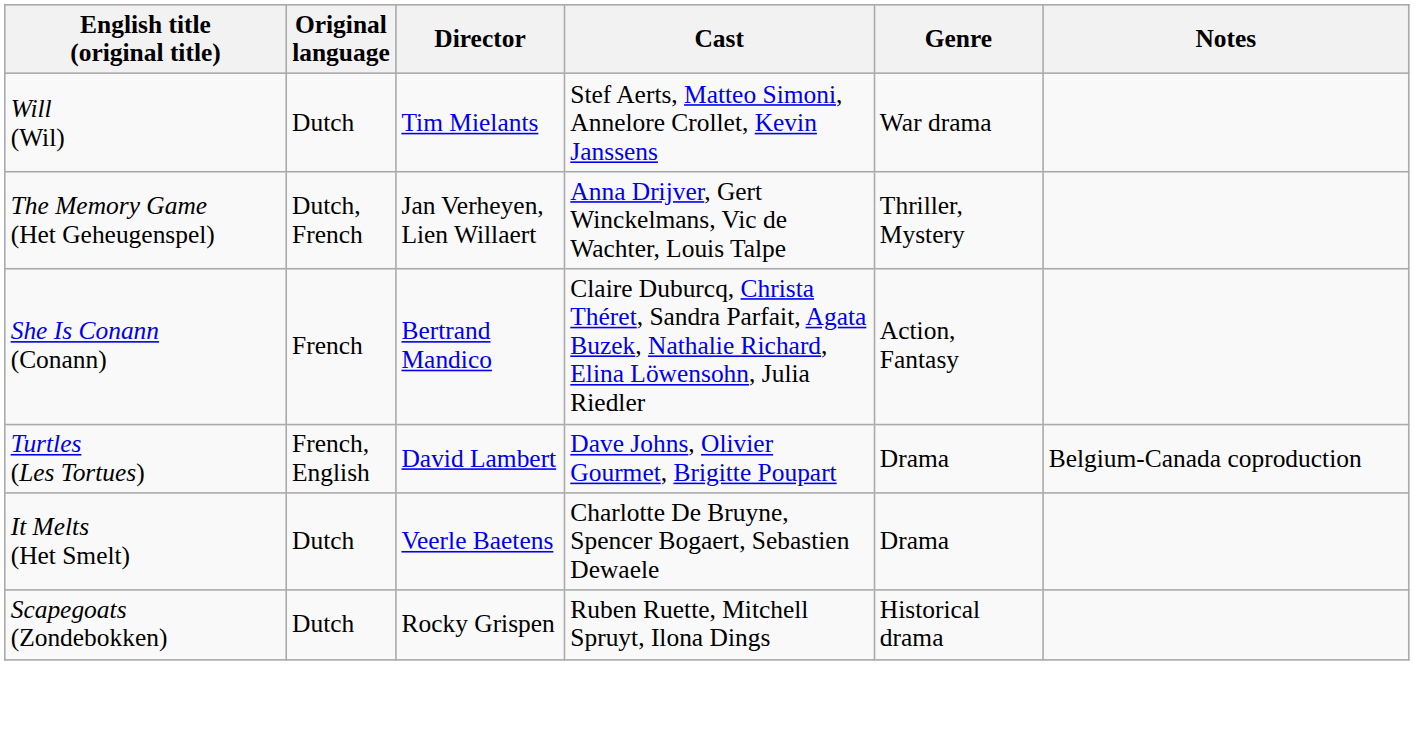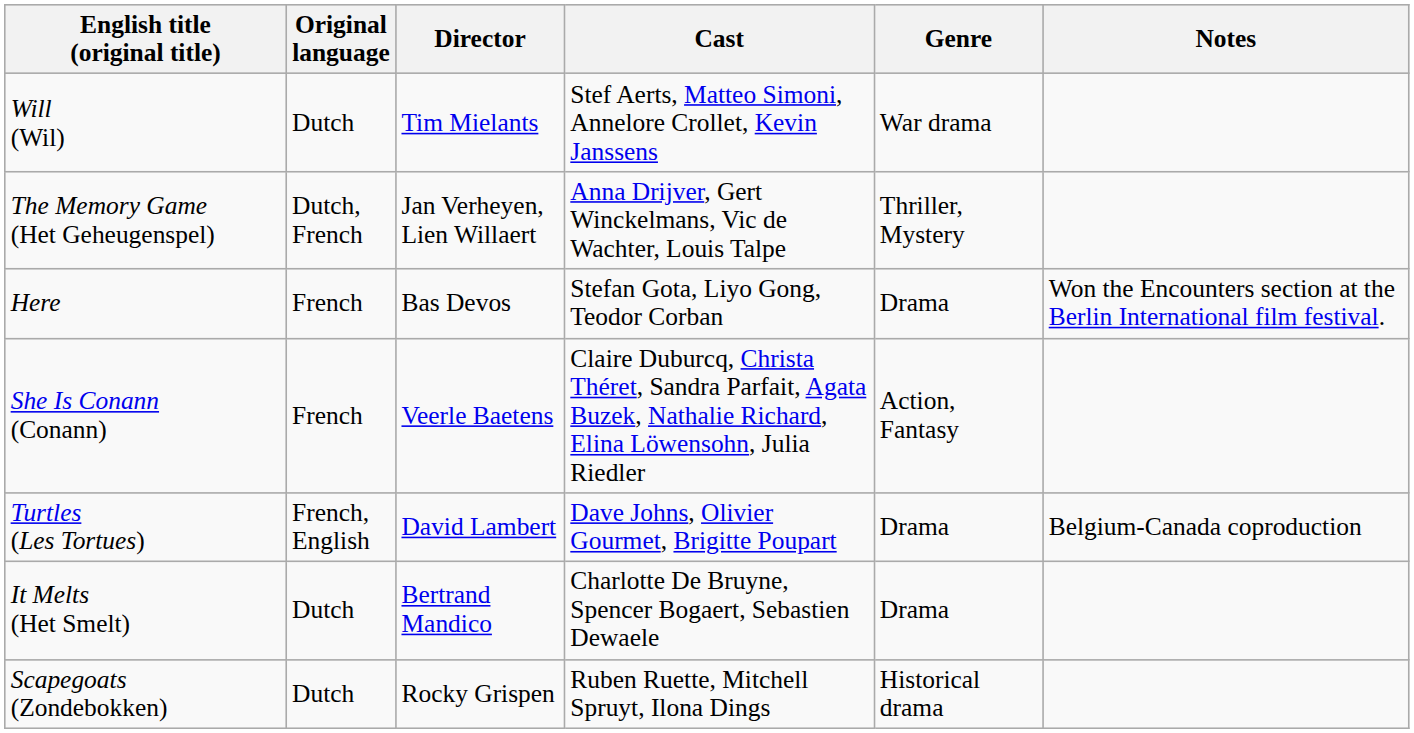+ row: (36, 303)
(447, 346) Bertrand Mandico -> (477, 415) Veerle Baetens
(477, 541) Veerle Baetens -> (447, 610) Bertrand Mandico
